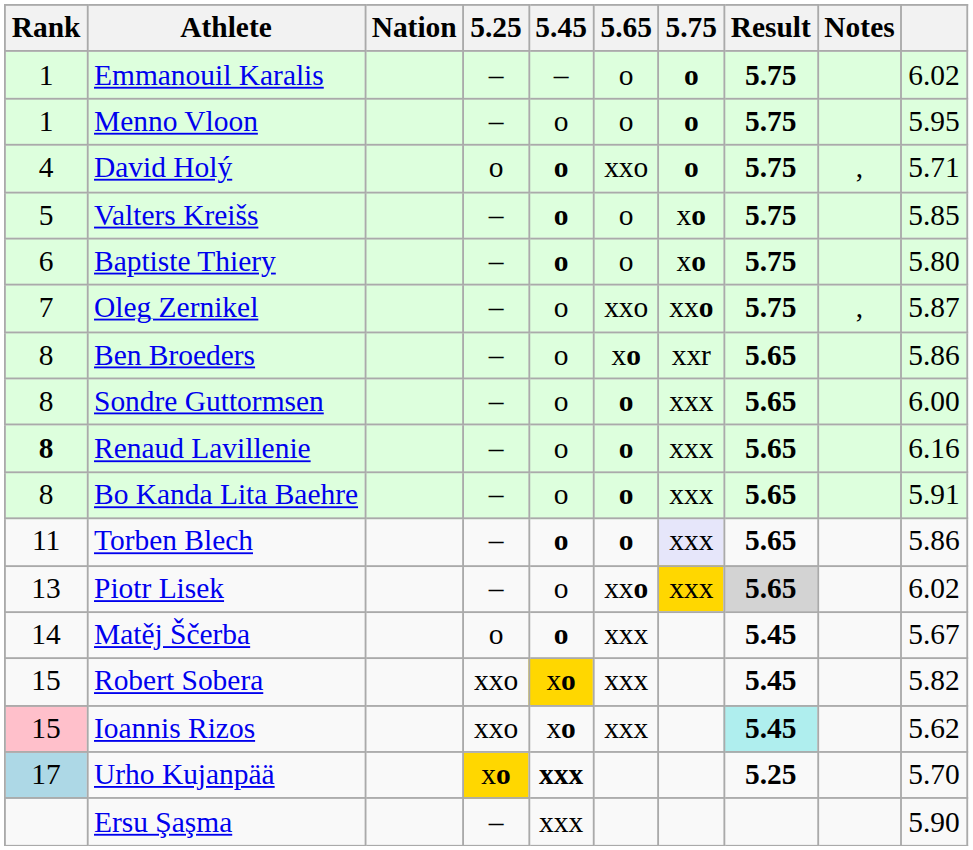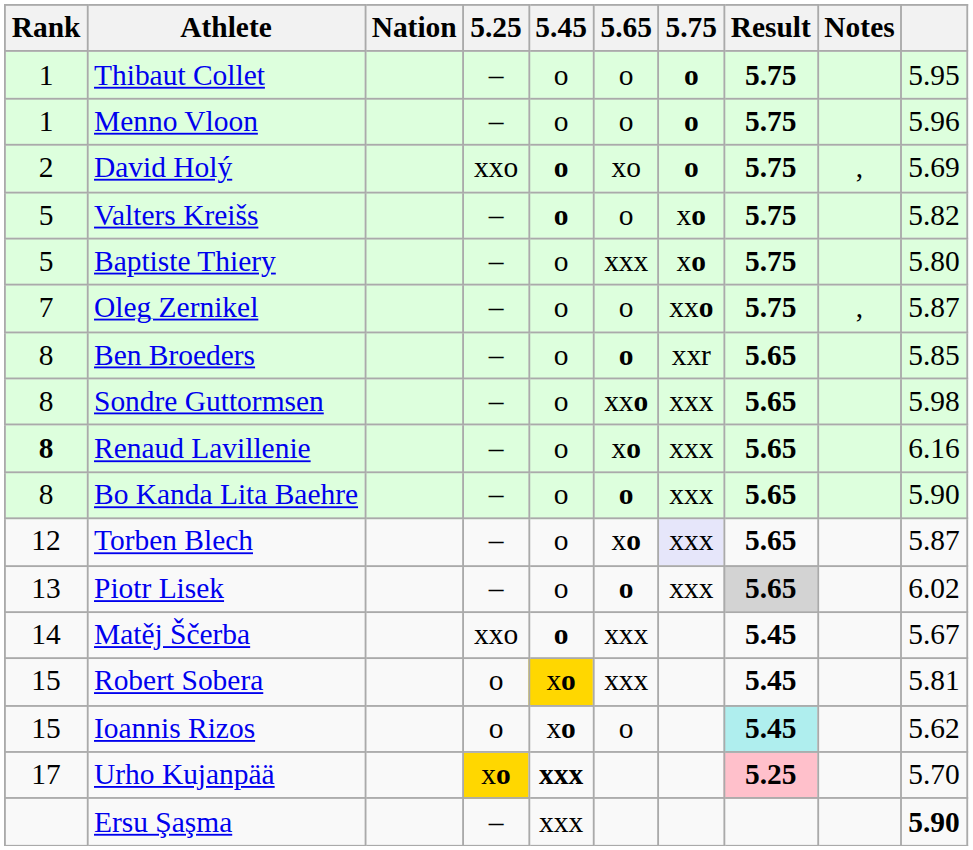+ row: (179, 74)
- row: (209, 74)
(934, 121) 5.95 -> (934, 121) 5.96
(46, 167) 4 -> (46, 167) 2
(496, 167) o -> (496, 167) xxo
(626, 167) xxo -> (626, 167) xo
(934, 167) 5.71 -> (934, 167) 5.69
(934, 214) 5.85 -> (934, 214) 5.82
(46, 261) 6 -> (46, 261) 5
(561, 261) bold -> (561, 261) normal
(626, 261) o -> (626, 261) xxx
(626, 307) xxo -> (626, 307) o
(626, 354) xo -> (626, 354) o
(934, 354) 5.86 -> (934, 354) 5.85
(626, 401) o -> (626, 401) xxo
(934, 401) 6.00 -> (934, 401) 5.98
(626, 448) o -> (626, 448) xo
(934, 494) 5.91 -> (934, 494) 5.90
(46, 541) 11 -> (46, 541) 12
(561, 541) bold -> (561, 541) normal
(626, 541) o -> (626, 541) xo
(934, 541) 5.86 -> (934, 541) 5.87
(626, 588) xxo -> (626, 588) o
(691, 588) gold background -> (691, 588) no background
(496, 634) o -> (496, 634) xxo
(496, 681) xxo -> (496, 681) o
(934, 681) 5.82 -> (934, 681) 5.81
(46, 728) pink background -> (46, 728) no background
(496, 728) xxo -> (496, 728) o
(626, 728) xxx -> (626, 728) o
(46, 774) lightblue background -> (46, 774) no background
(771, 774) no background -> (771, 774) pink background
(934, 821) normal -> (934, 821) bold
